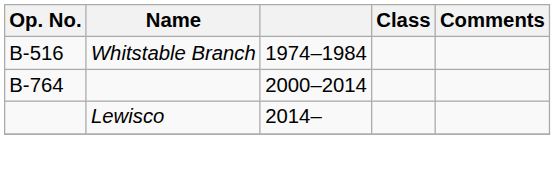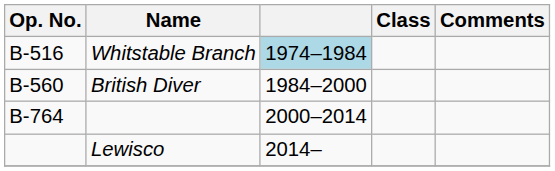(316, 52) no background -> (316, 52) lightblue background
+ row: (36, 85)
